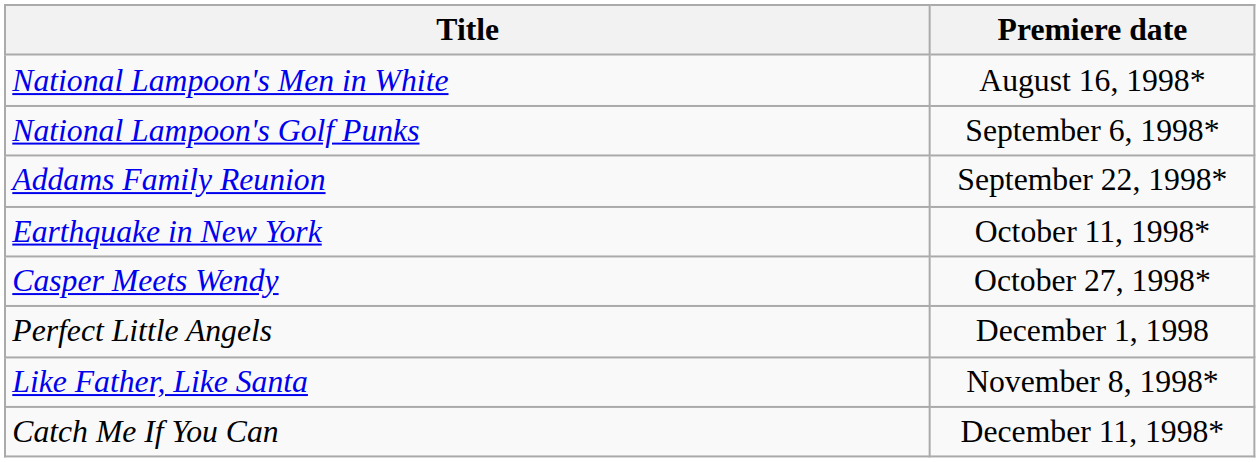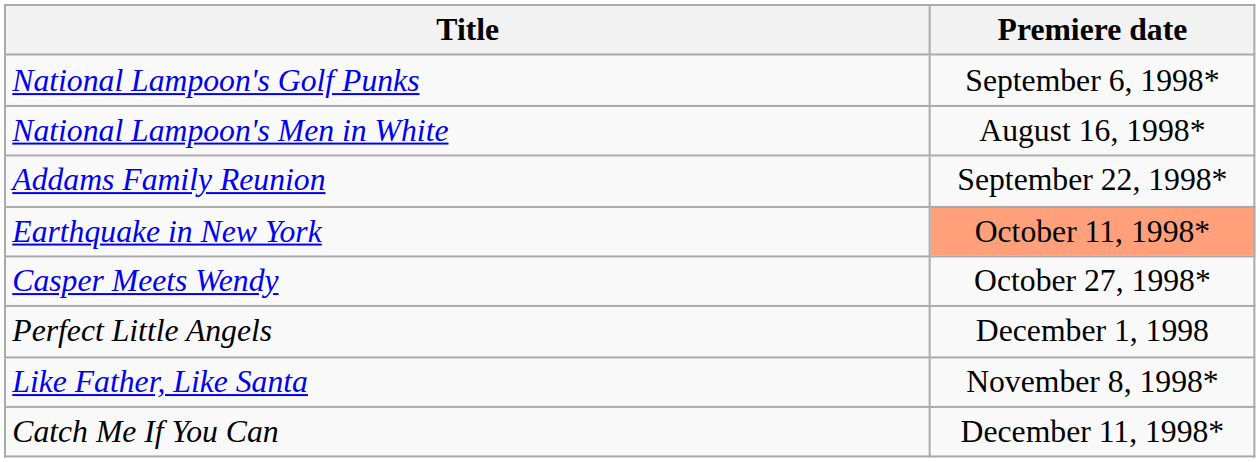rows swapped: (230, 79) <-> (216, 130)
(1092, 230) no background -> (1092, 230) lightsalmon background
